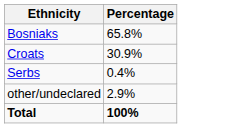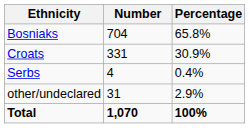+ column: (138, 14)
